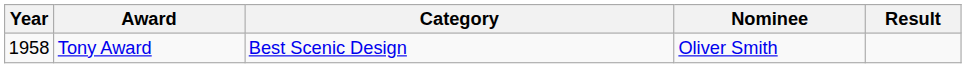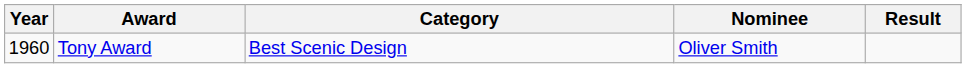(29, 47) 1958 -> (29, 47) 1960
